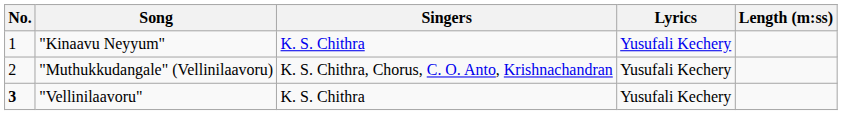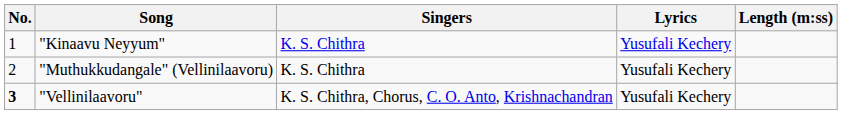(447, 70) K. S. Chithra, Chorus, C. O. Anto, Krishnachandran -> (323, 70) K. S. Chithra
(323, 96) K. S. Chithra -> (447, 96) K. S. Chithra, Chorus, C. O. Anto, Krishnachandran
